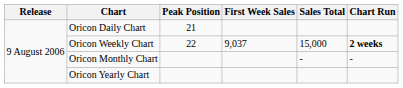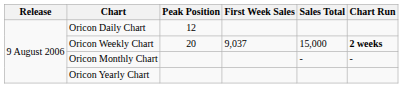(191, 28) 21 -> (191, 28) 12
(191, 43) 22 -> (191, 43) 20
